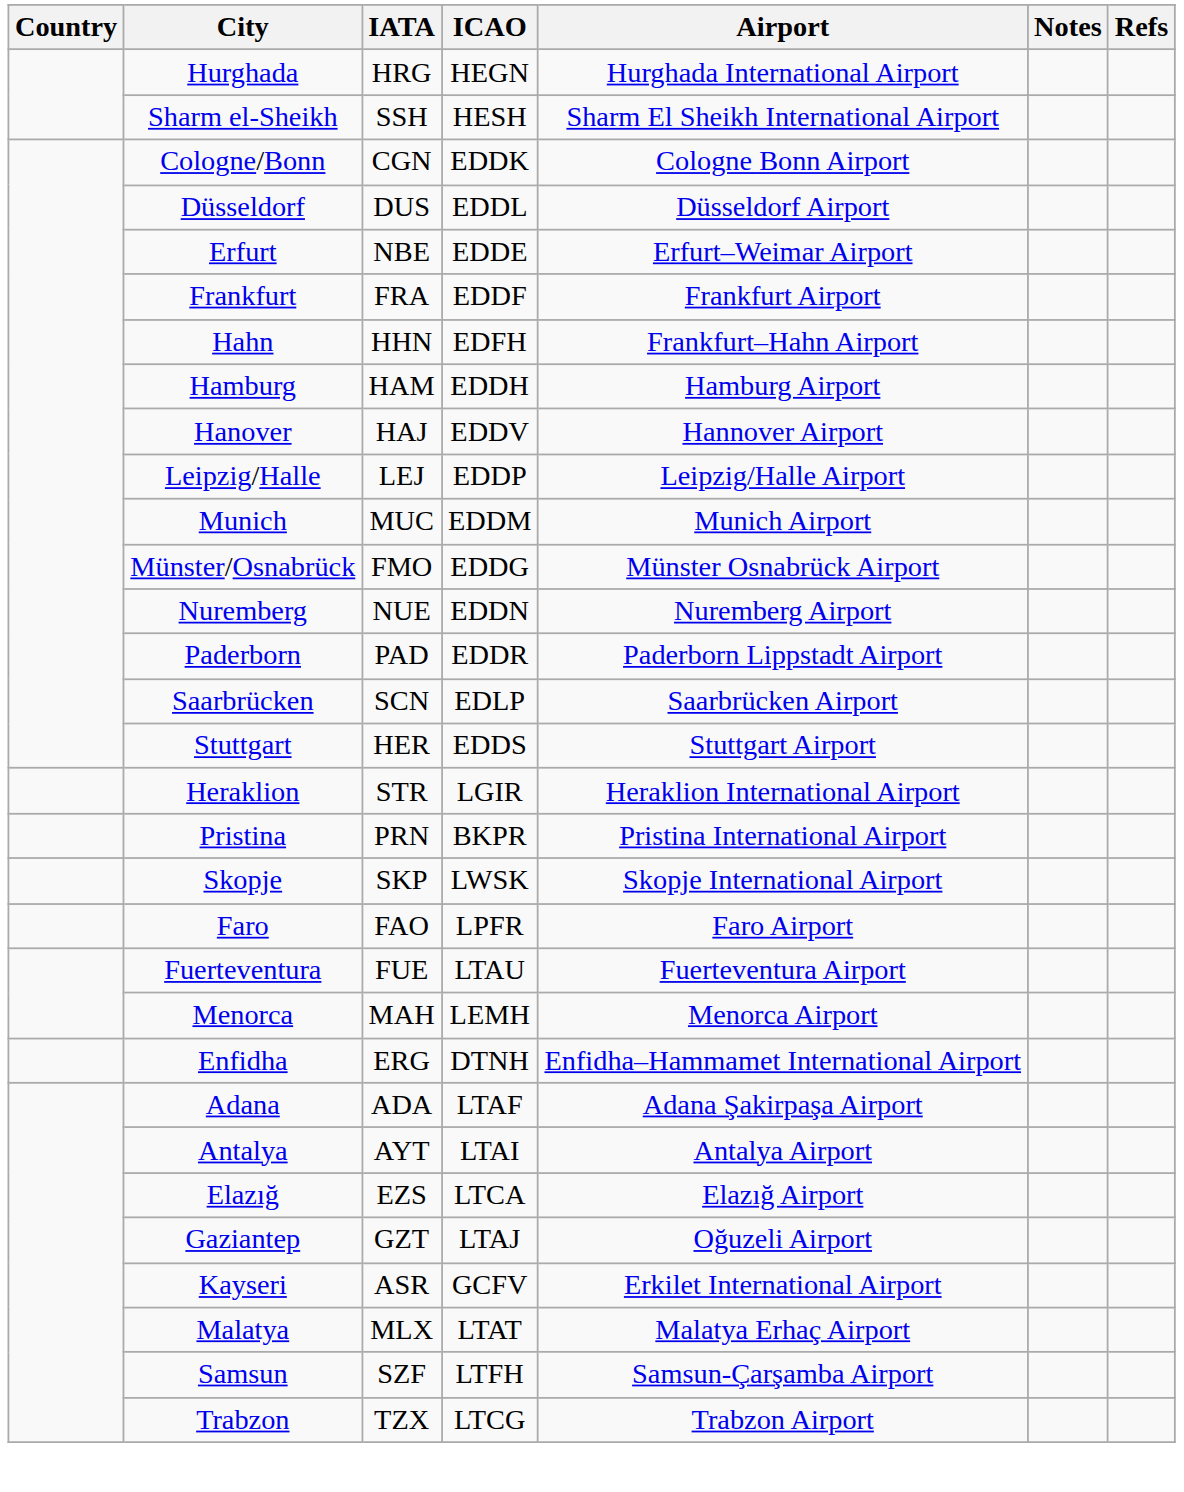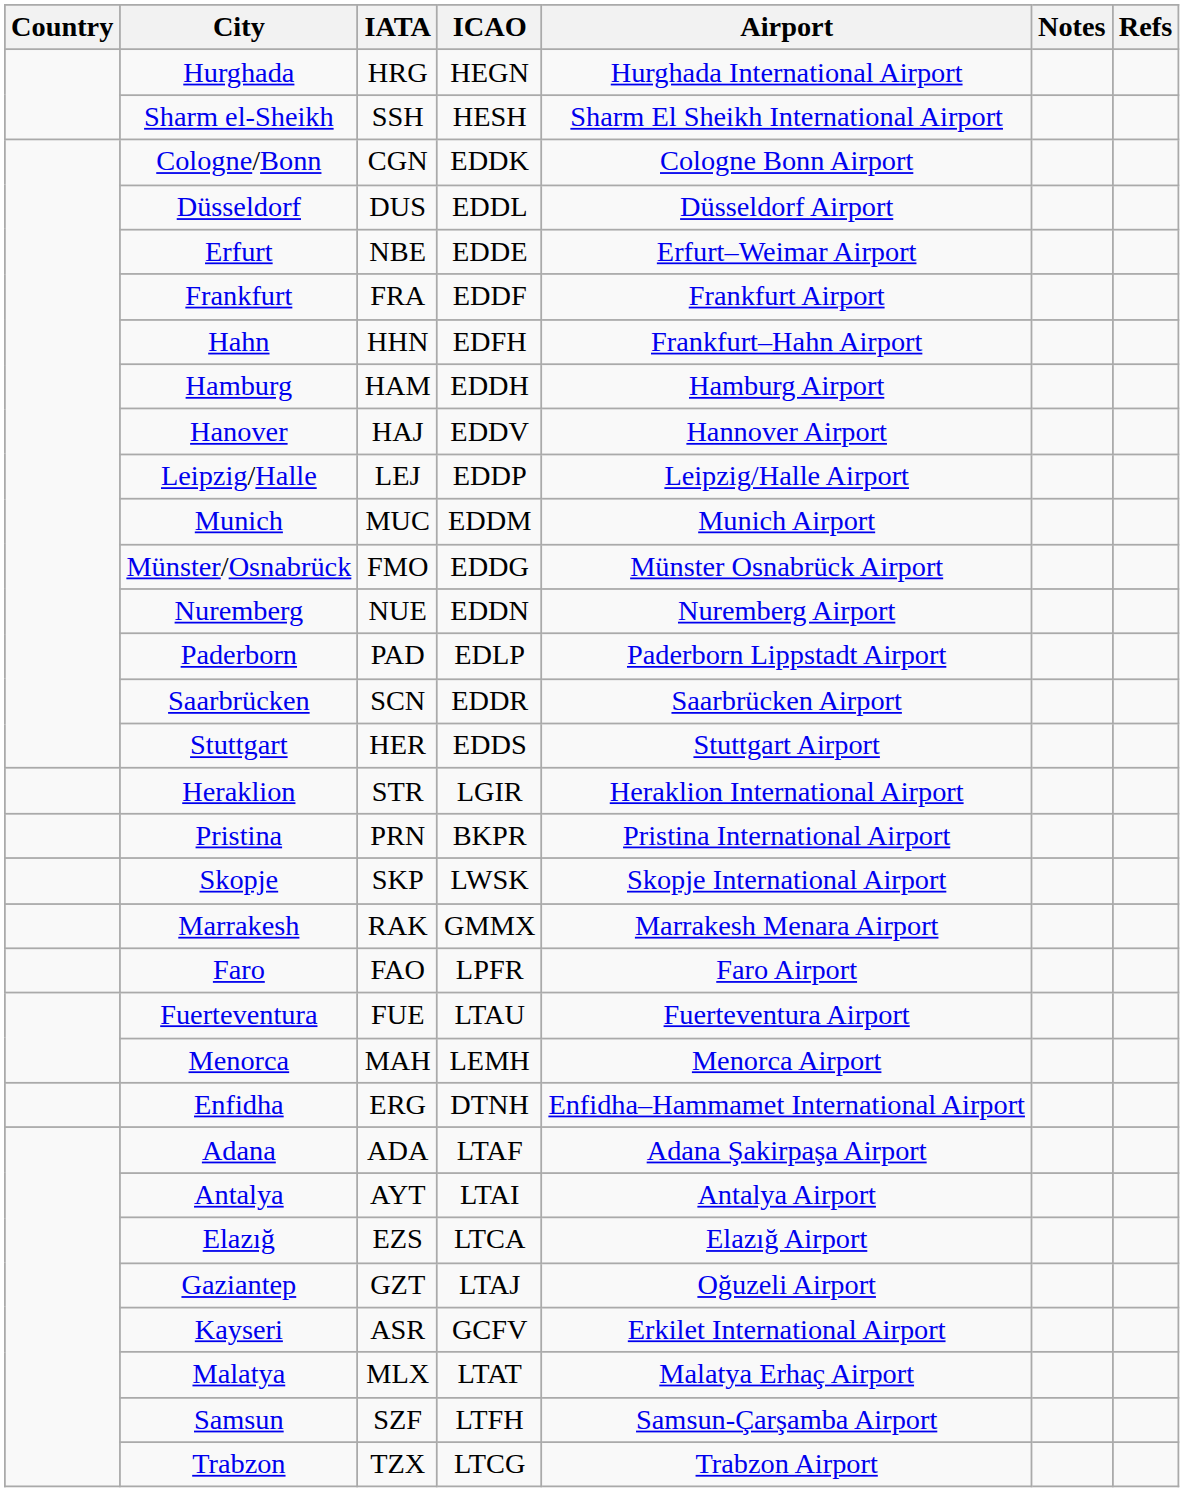(490, 655) EDDR -> (490, 655) EDLP
(490, 700) EDLP -> (490, 700) EDDR
+ row: (239, 925)
